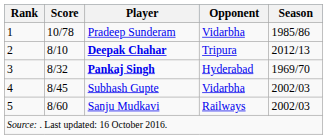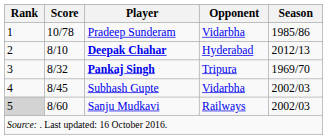(219, 50) Tripura -> (228, 50) Hyderabad
(228, 69) Hyderabad -> (219, 69) Tripura
(10, 106) no background -> (10, 106) lightgrey background
